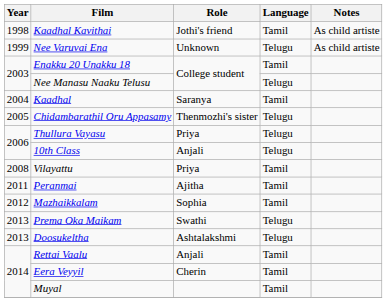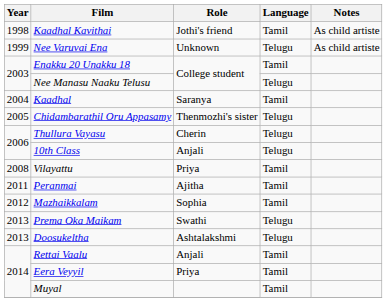(188, 133) Priya -> (191, 133) Cherin
(191, 271) Cherin -> (188, 271) Priya
